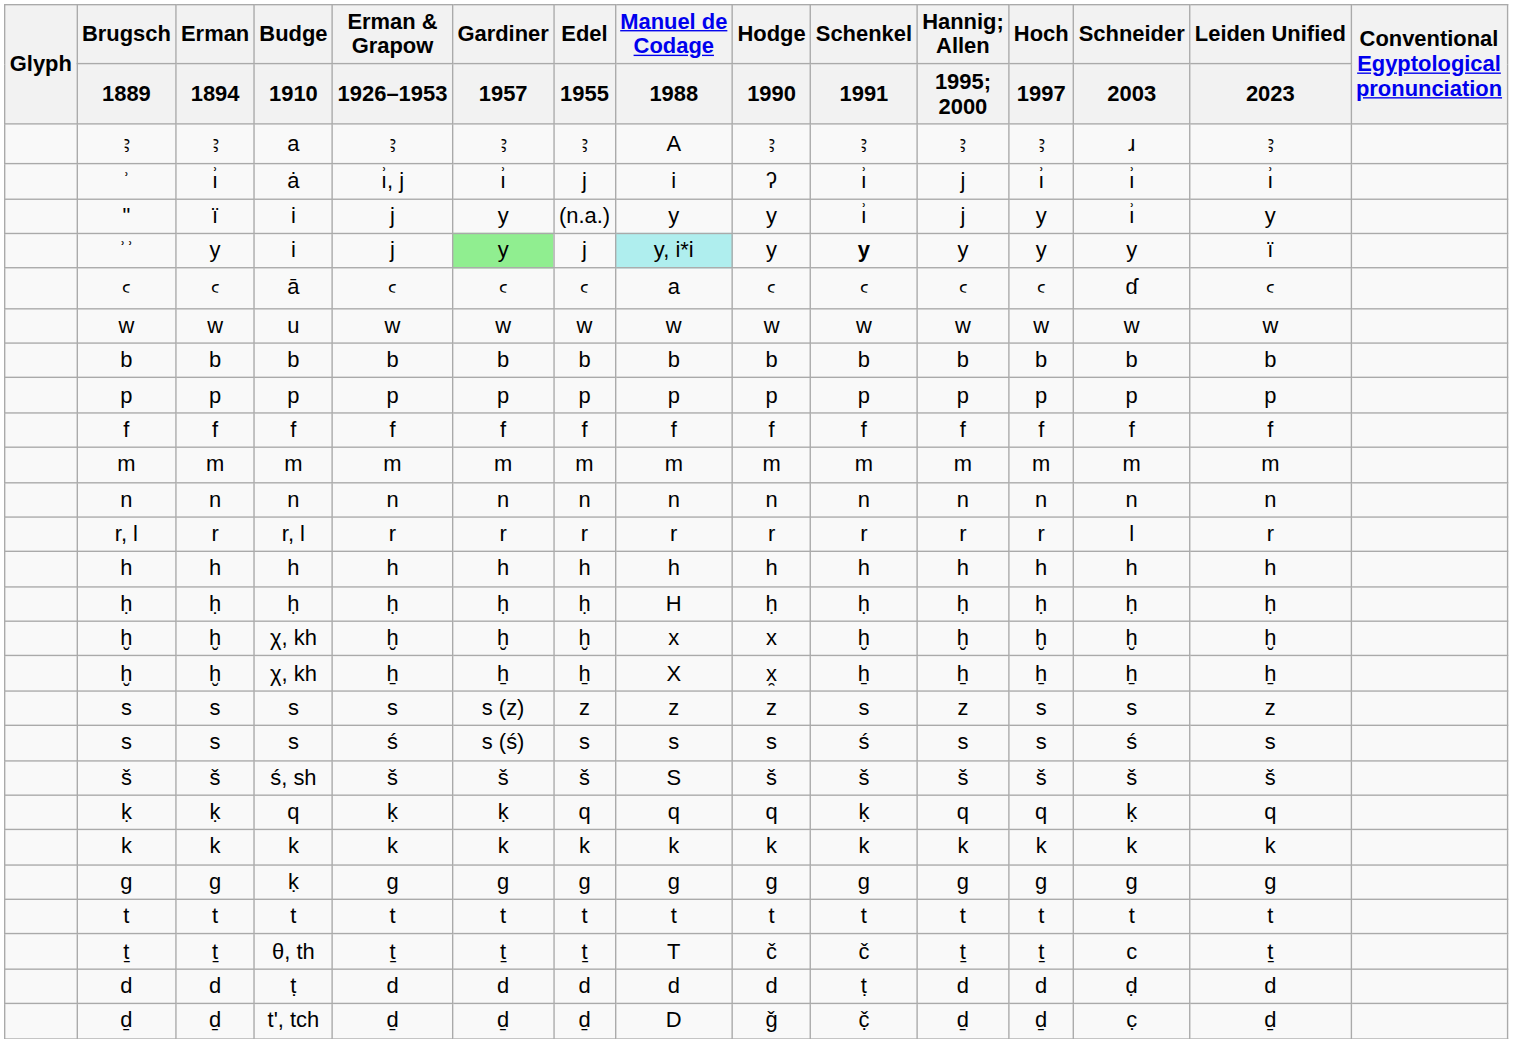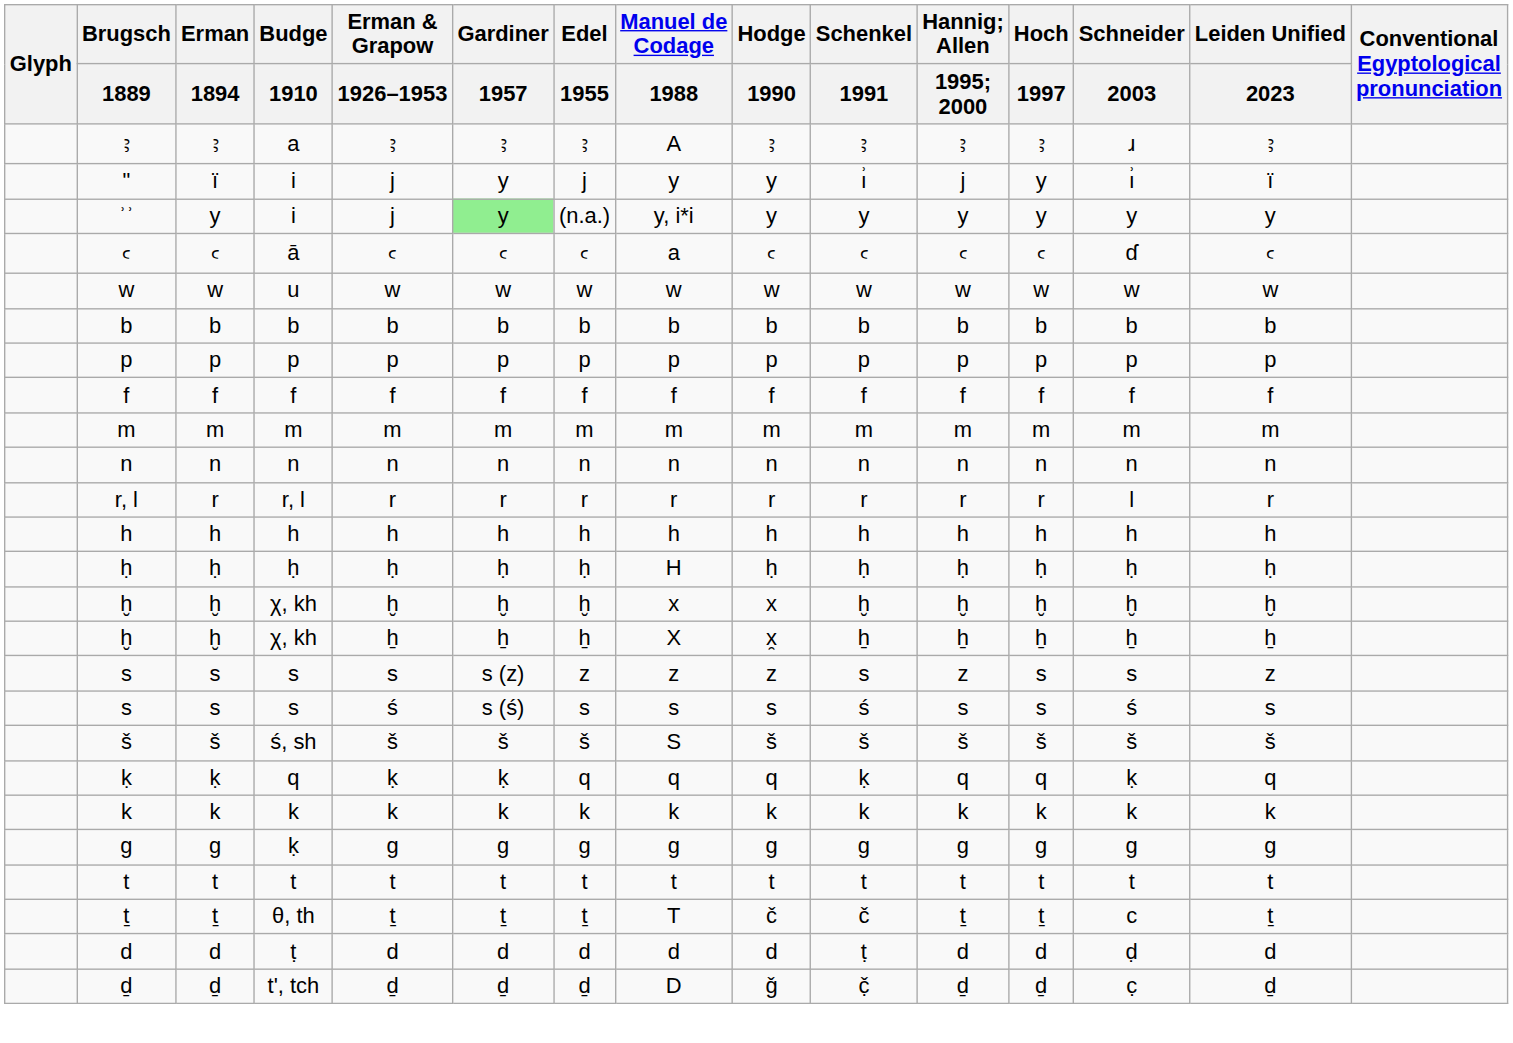- row: (126, 180)
(584, 215) (n.a.) -> (584, 180) j
(1270, 215) y -> (1270, 180) ï
(584, 250) j -> (584, 215) (n.a.)
(674, 250) paleturquoise background -> (674, 215) no background
(864, 250) bold -> (864, 215) normal
(1270, 250) ï -> (1270, 215) y
